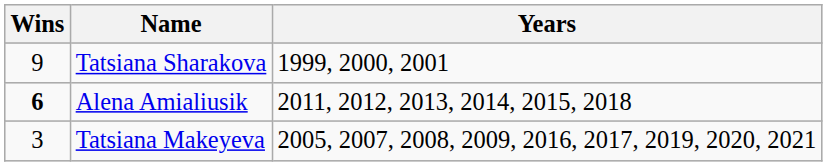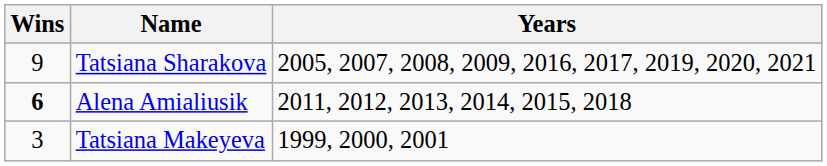(363, 62) 1999, 2000, 2001 -> (547, 62) 2005, 2007, 2008, 2009, 2016, 2017, 2019, 2020, 2021
(547, 140) 2005, 2007, 2008, 2009, 2016, 2017, 2019, 2020, 2021 -> (363, 140) 1999, 2000, 2001
